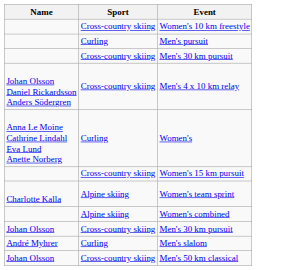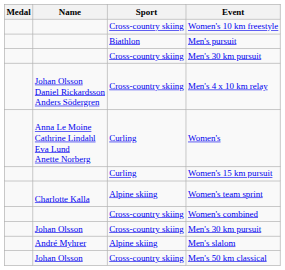+ column: (19, 12)
(94, 41) Curling -> (125, 41) Biathlon
(118, 174) Cross-country skiing -> (123, 174) Curling
(105, 214) Alpine skiing -> (146, 214) Cross-country skiing
(94, 243) Curling -> (133, 243) Alpine skiing
